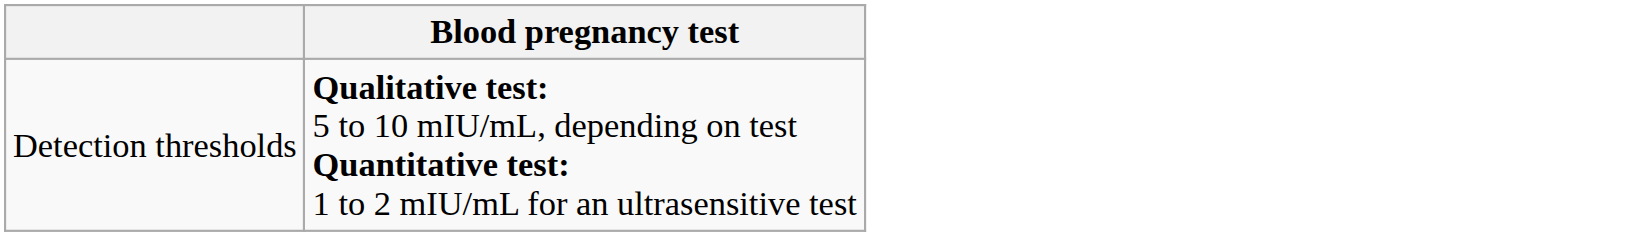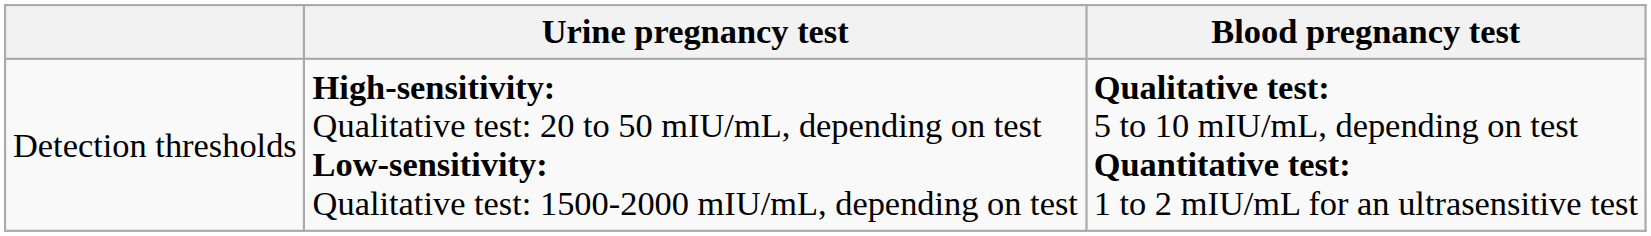+ column: (695, 31)
